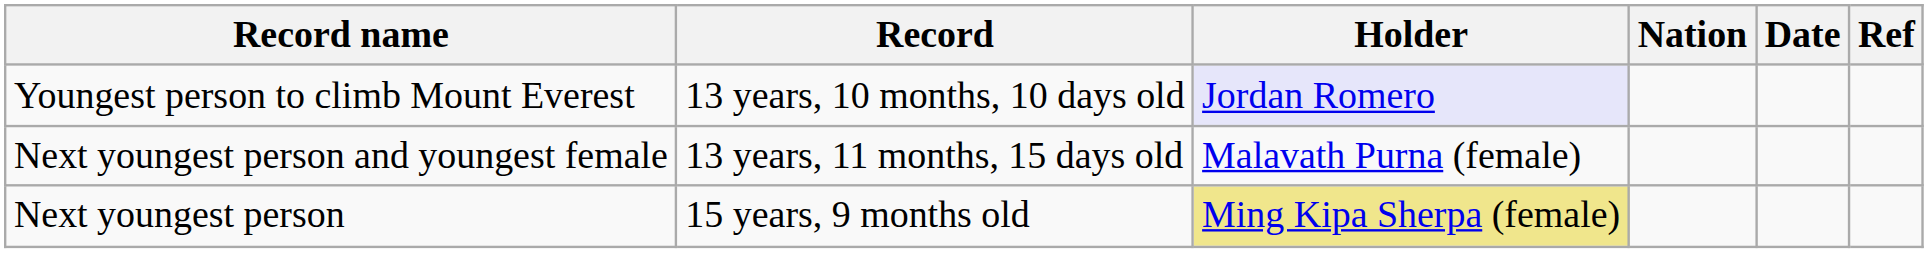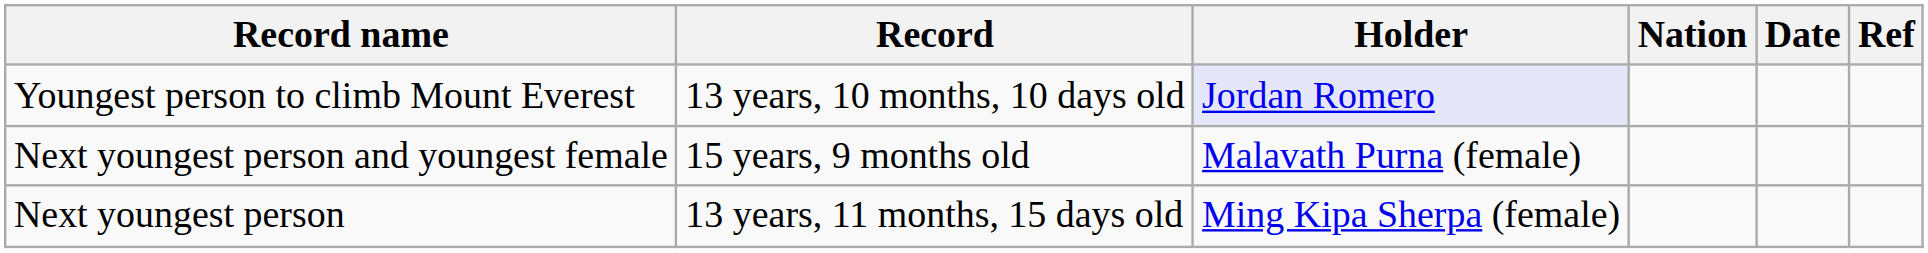(934, 154) 13 years, 11 months, 15 days old -> (858, 154) 15 years, 9 months old
(858, 214) 15 years, 9 months old -> (934, 214) 13 years, 11 months, 15 days old
(1411, 214) khaki background -> (1411, 214) no background
